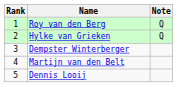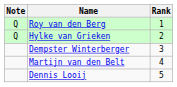columns swapped: (16, 11) <-> (161, 11)
